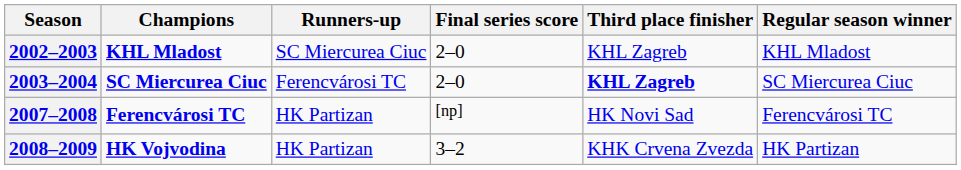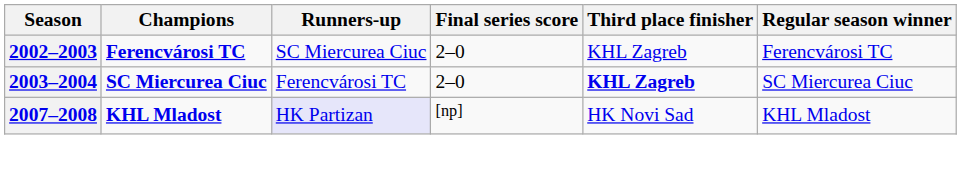(164, 50) KHL Mladost -> (176, 50) Ferencvárosi TC
(816, 50) KHL Mladost -> (827, 50) Ferencvárosi TC
(176, 115) Ferencvárosi TC -> (164, 115) KHL Mladost
(324, 115) no background -> (324, 115) lavender background
(827, 115) Ferencvárosi TC -> (816, 115) KHL Mladost
- row: (53, 149)
